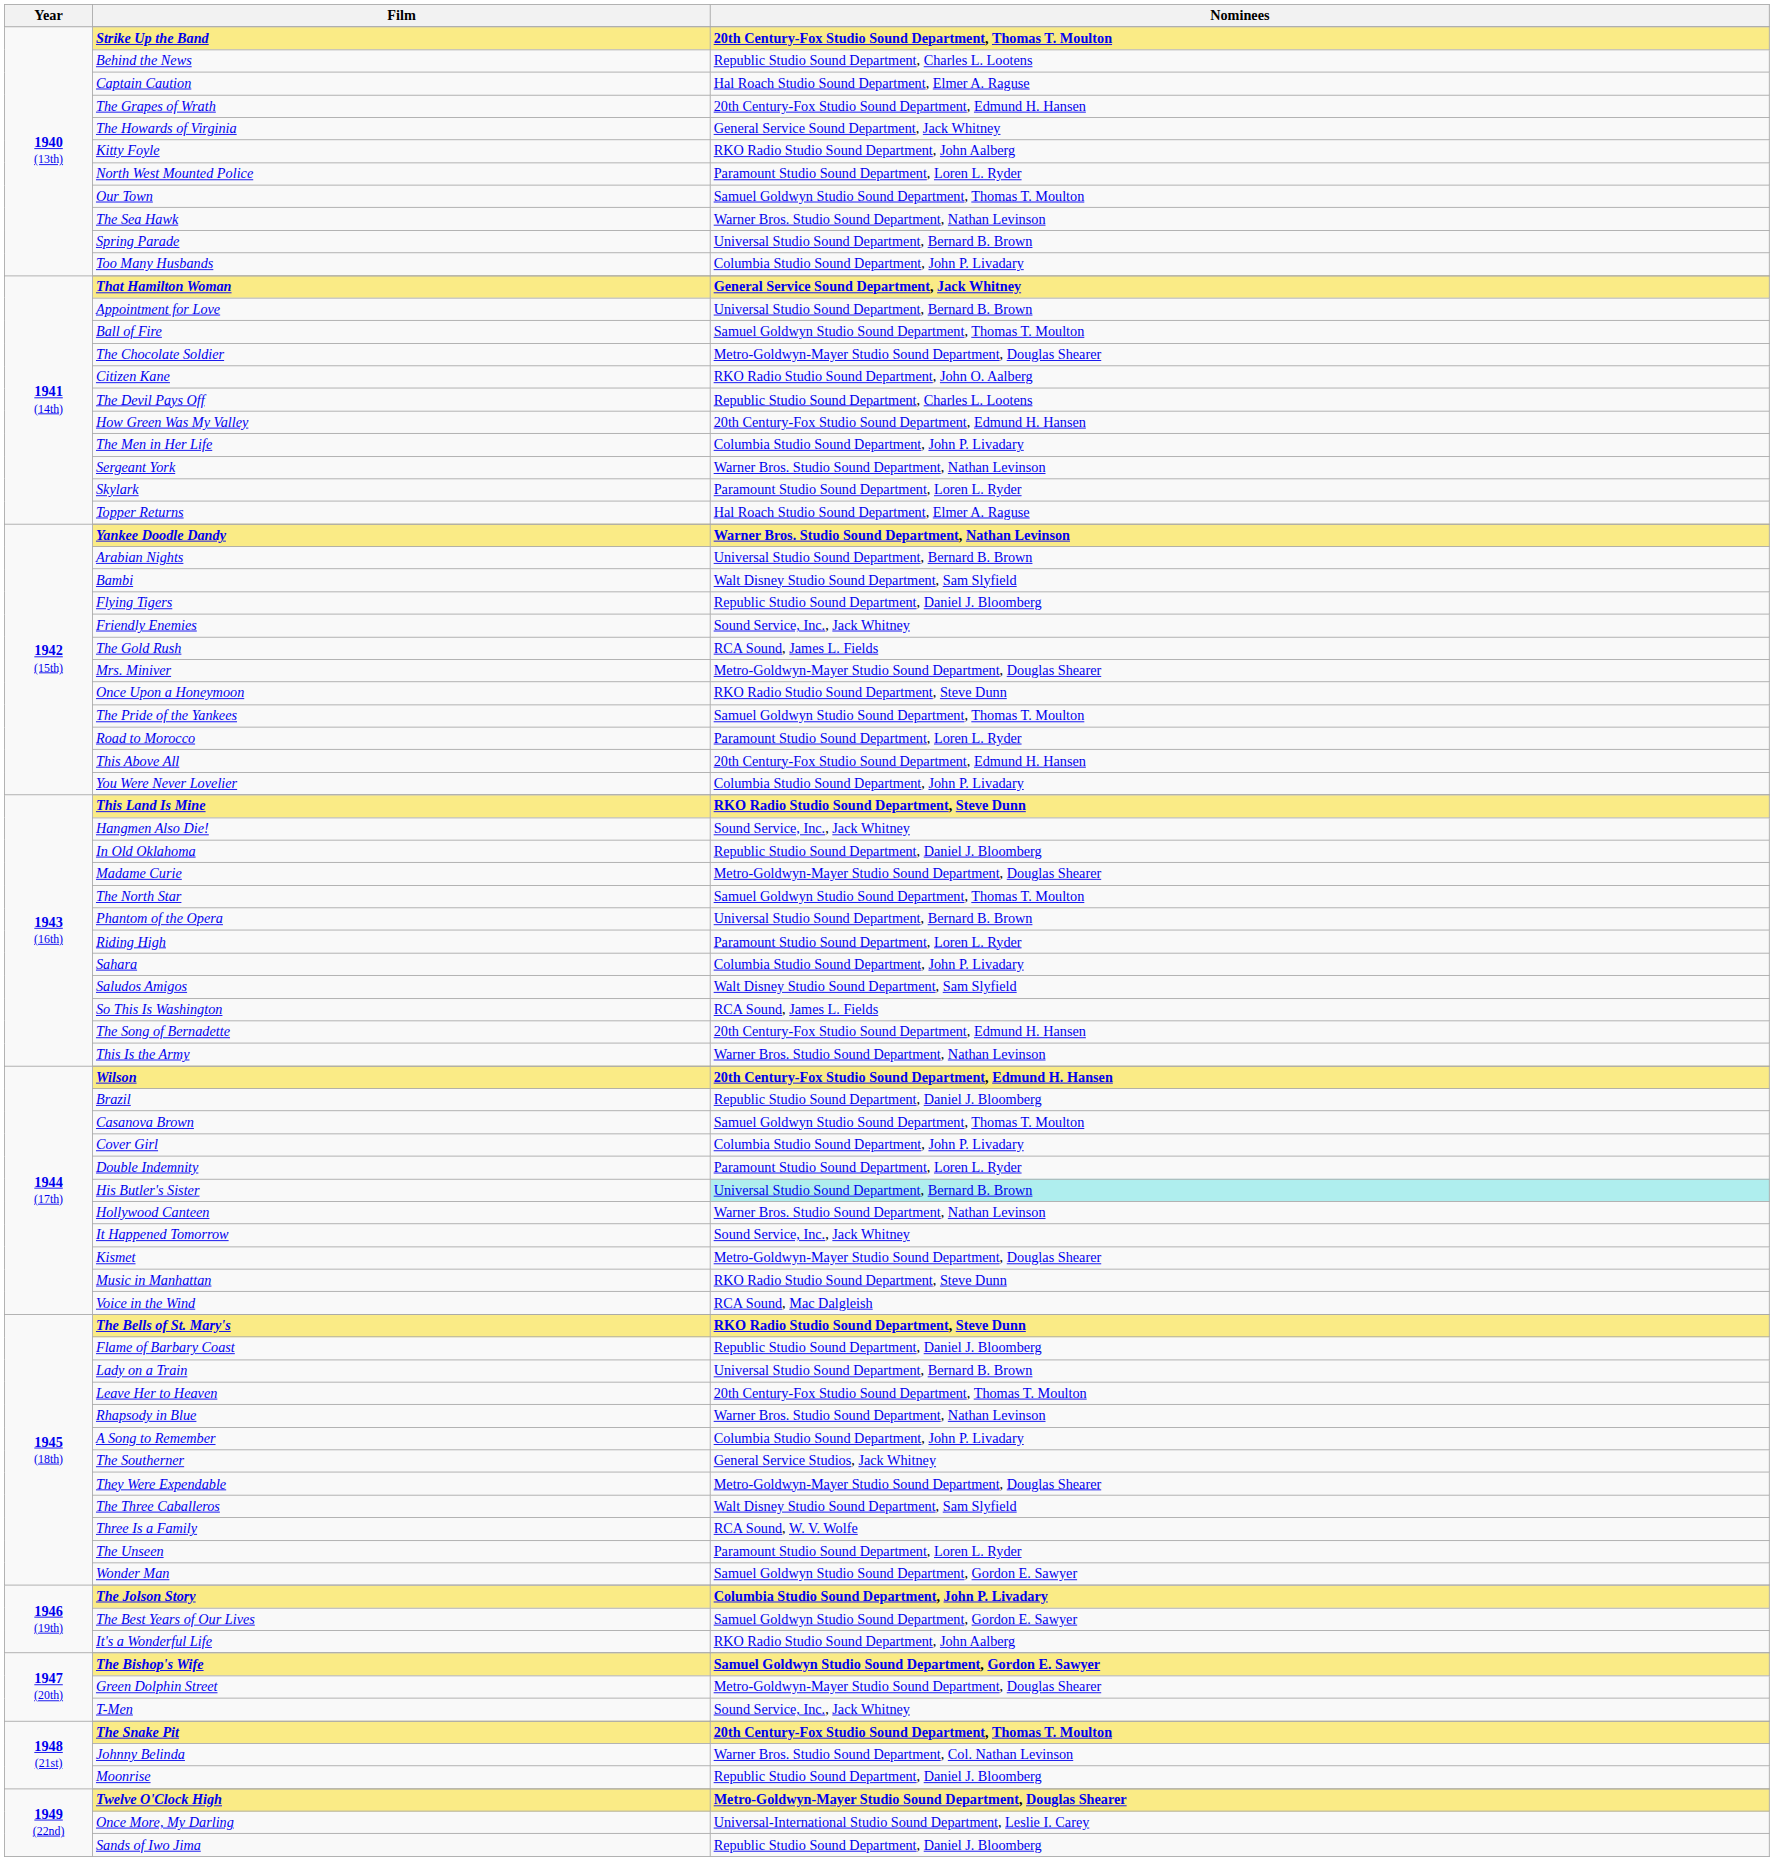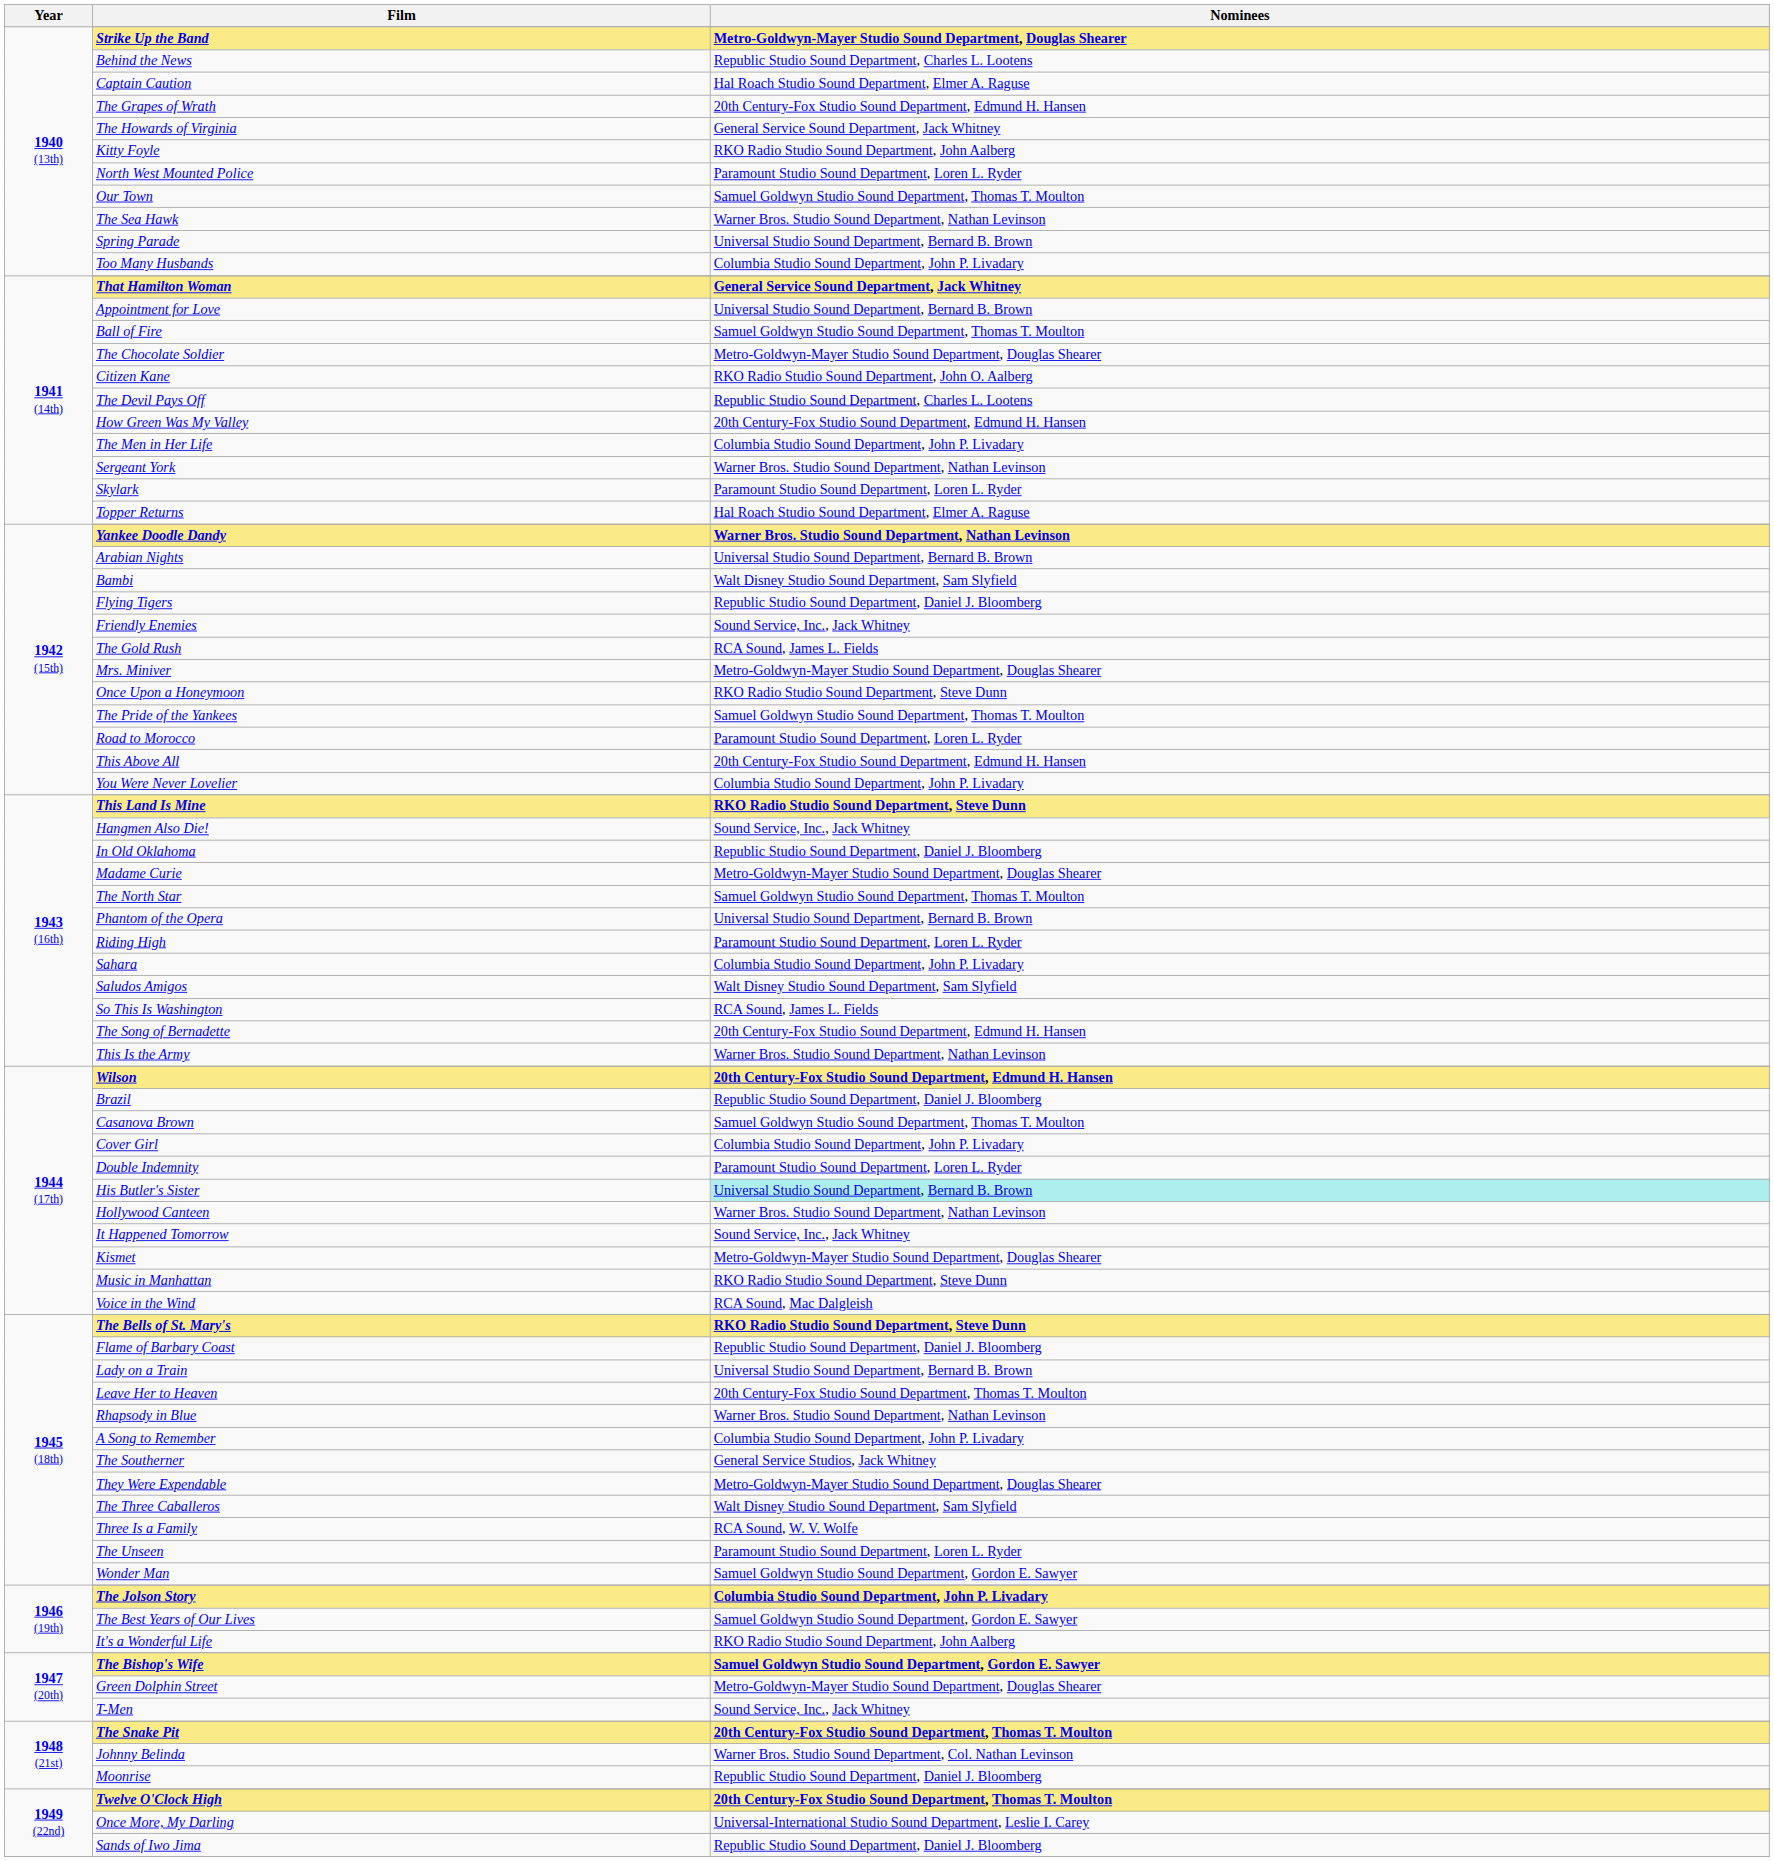(913, 38) 20th Century-Fox Studio Sound Department, Thomas T. Moulton -> (920, 38) Metro-Goldwyn-Mayer Studio Sound Department, Douglas Shearer
(920, 1799) Metro-Goldwyn-Mayer Studio Sound Department, Douglas Shearer -> (913, 1799) 20th Century-Fox Studio Sound Department, Thomas T. Moulton
